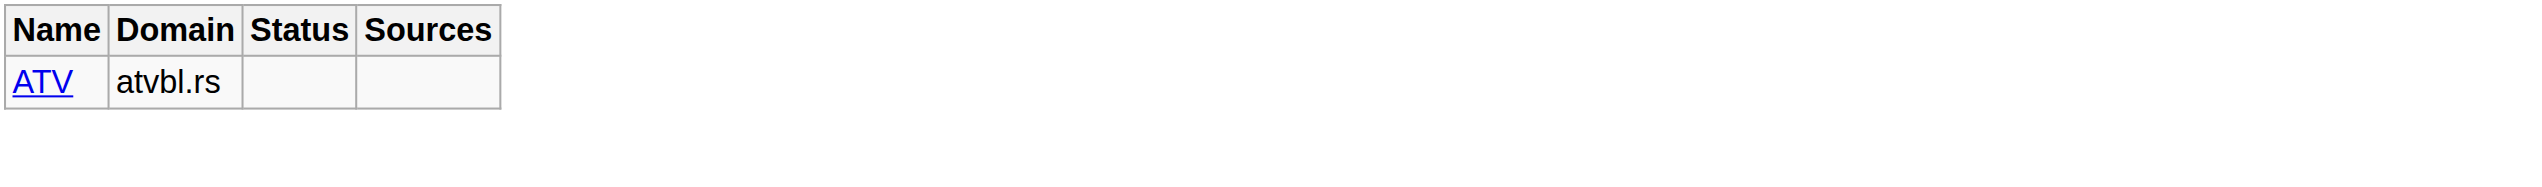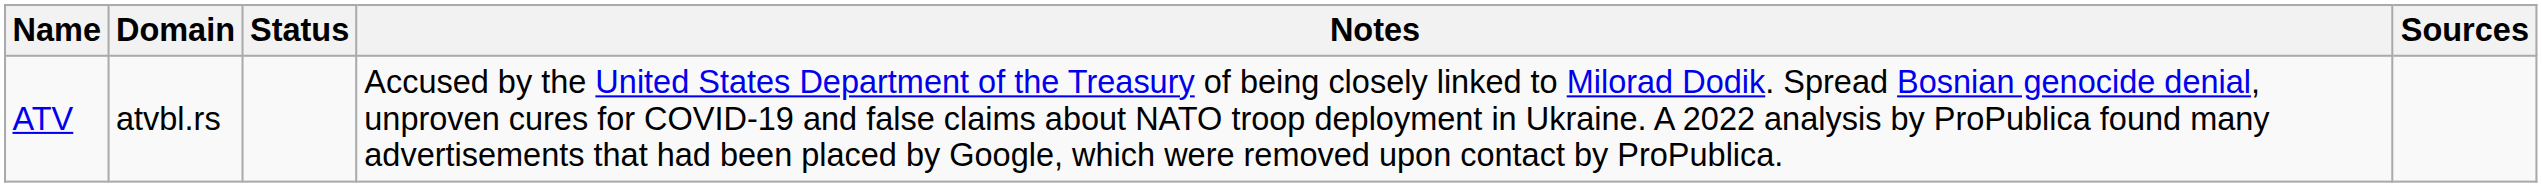+ column: (1375, 30)
